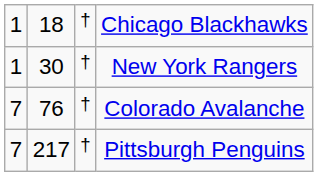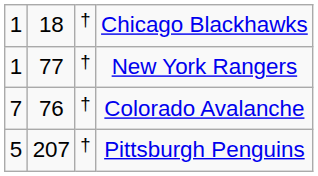(51, 66) 30 -> (51, 66) 77
(16, 150) 7 -> (16, 150) 5
(51, 150) 217 -> (51, 150) 207
